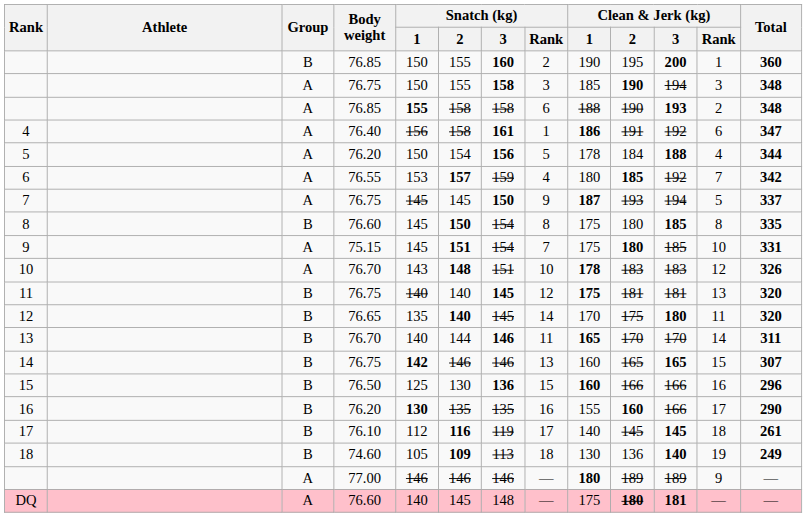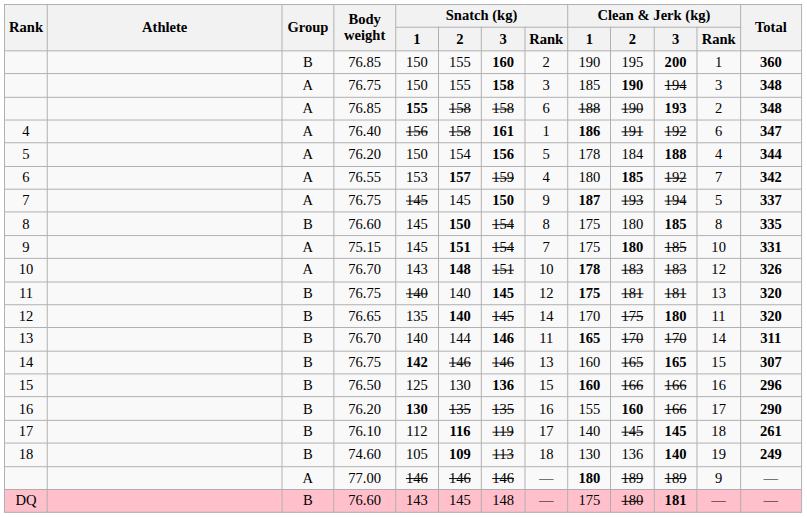(308, 500) A -> (308, 500) B
(417, 500) 140 -> (417, 500) 143
(632, 500) bold -> (632, 500) normal
